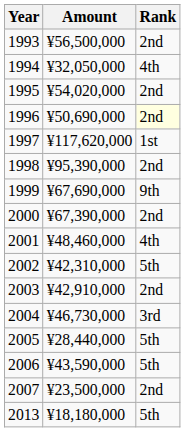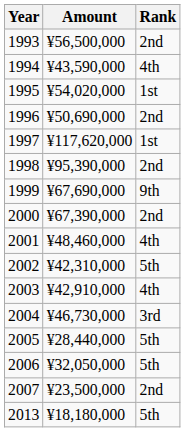(86, 66) ¥32,050,000 -> (86, 66) ¥43,590,000
(151, 91) 2nd -> (149, 91) 1st
(151, 116) lightyellow background -> (151, 116) no background
(151, 290) 2nd -> (150, 290) 4th
(86, 365) ¥43,590,000 -> (86, 365) ¥32,050,000
